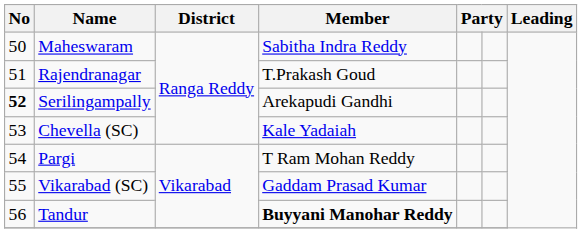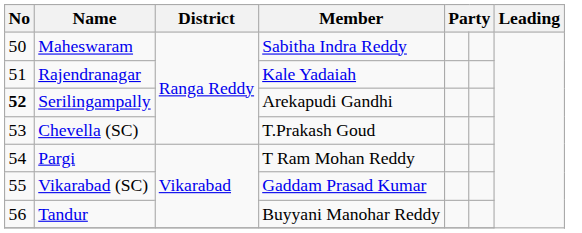(319, 74) T.Prakash Goud -> (309, 74) Kale Yadaiah
(309, 130) Kale Yadaiah -> (319, 130) T.Prakash Goud
(357, 213) bold -> (351, 213) normal
